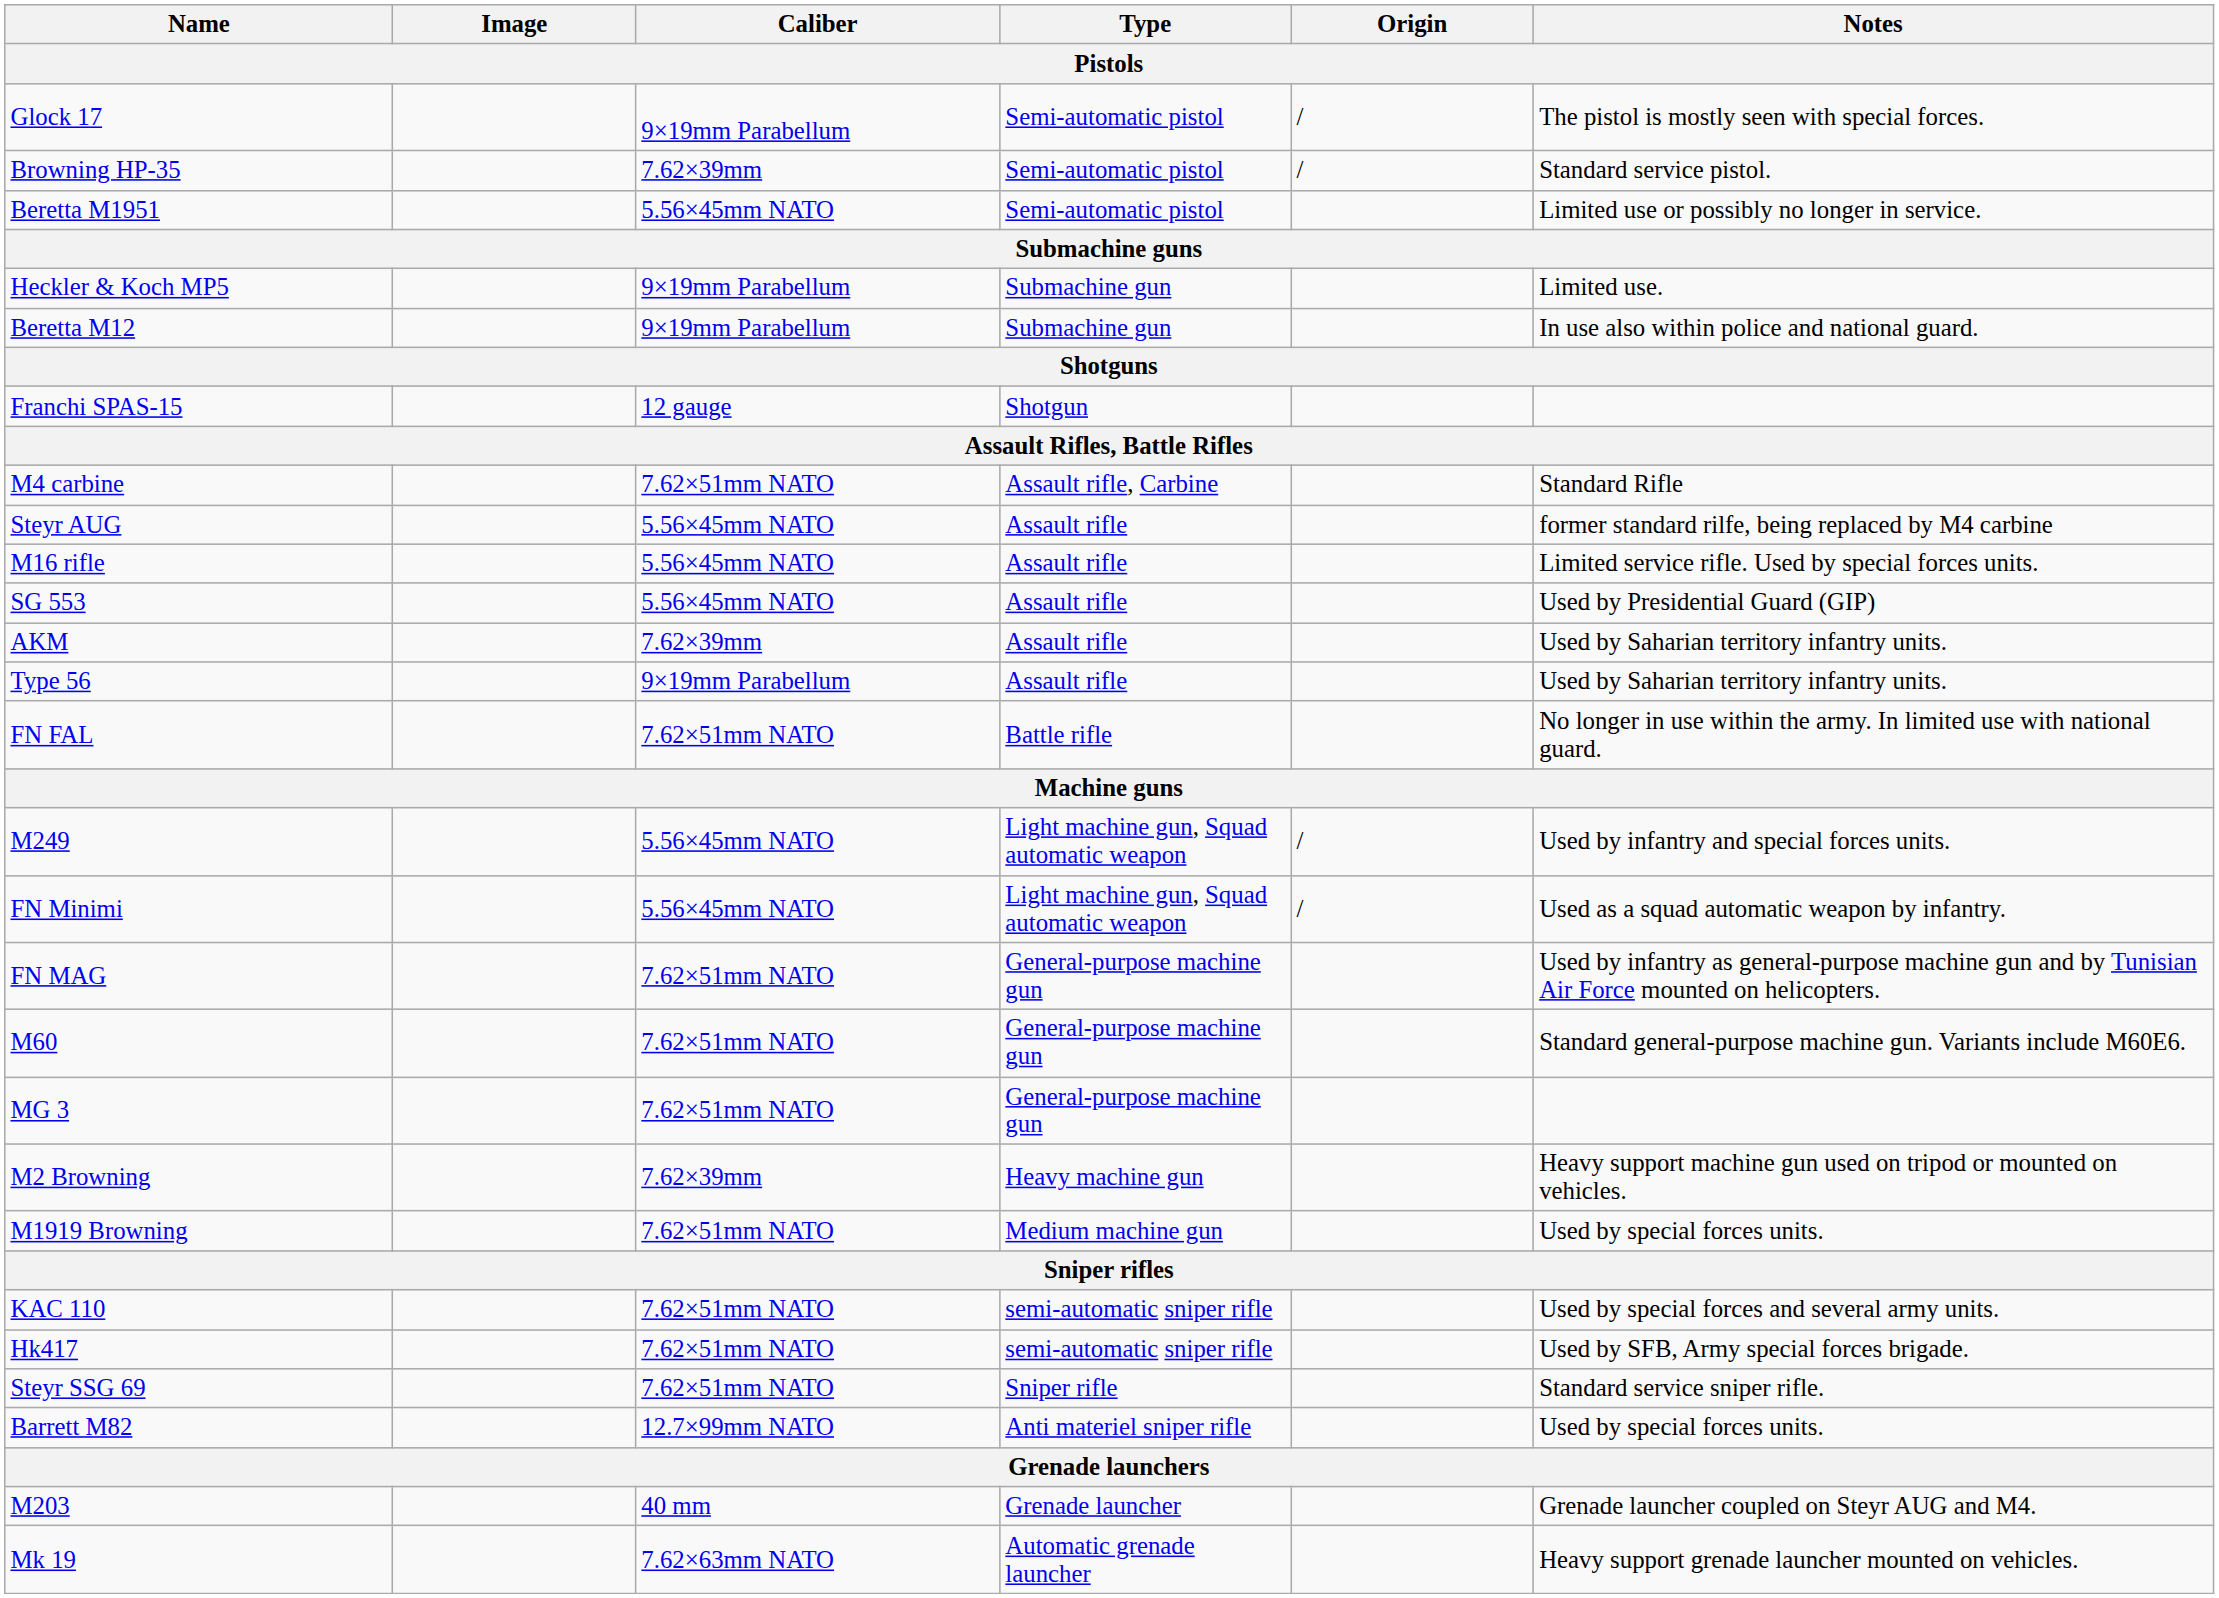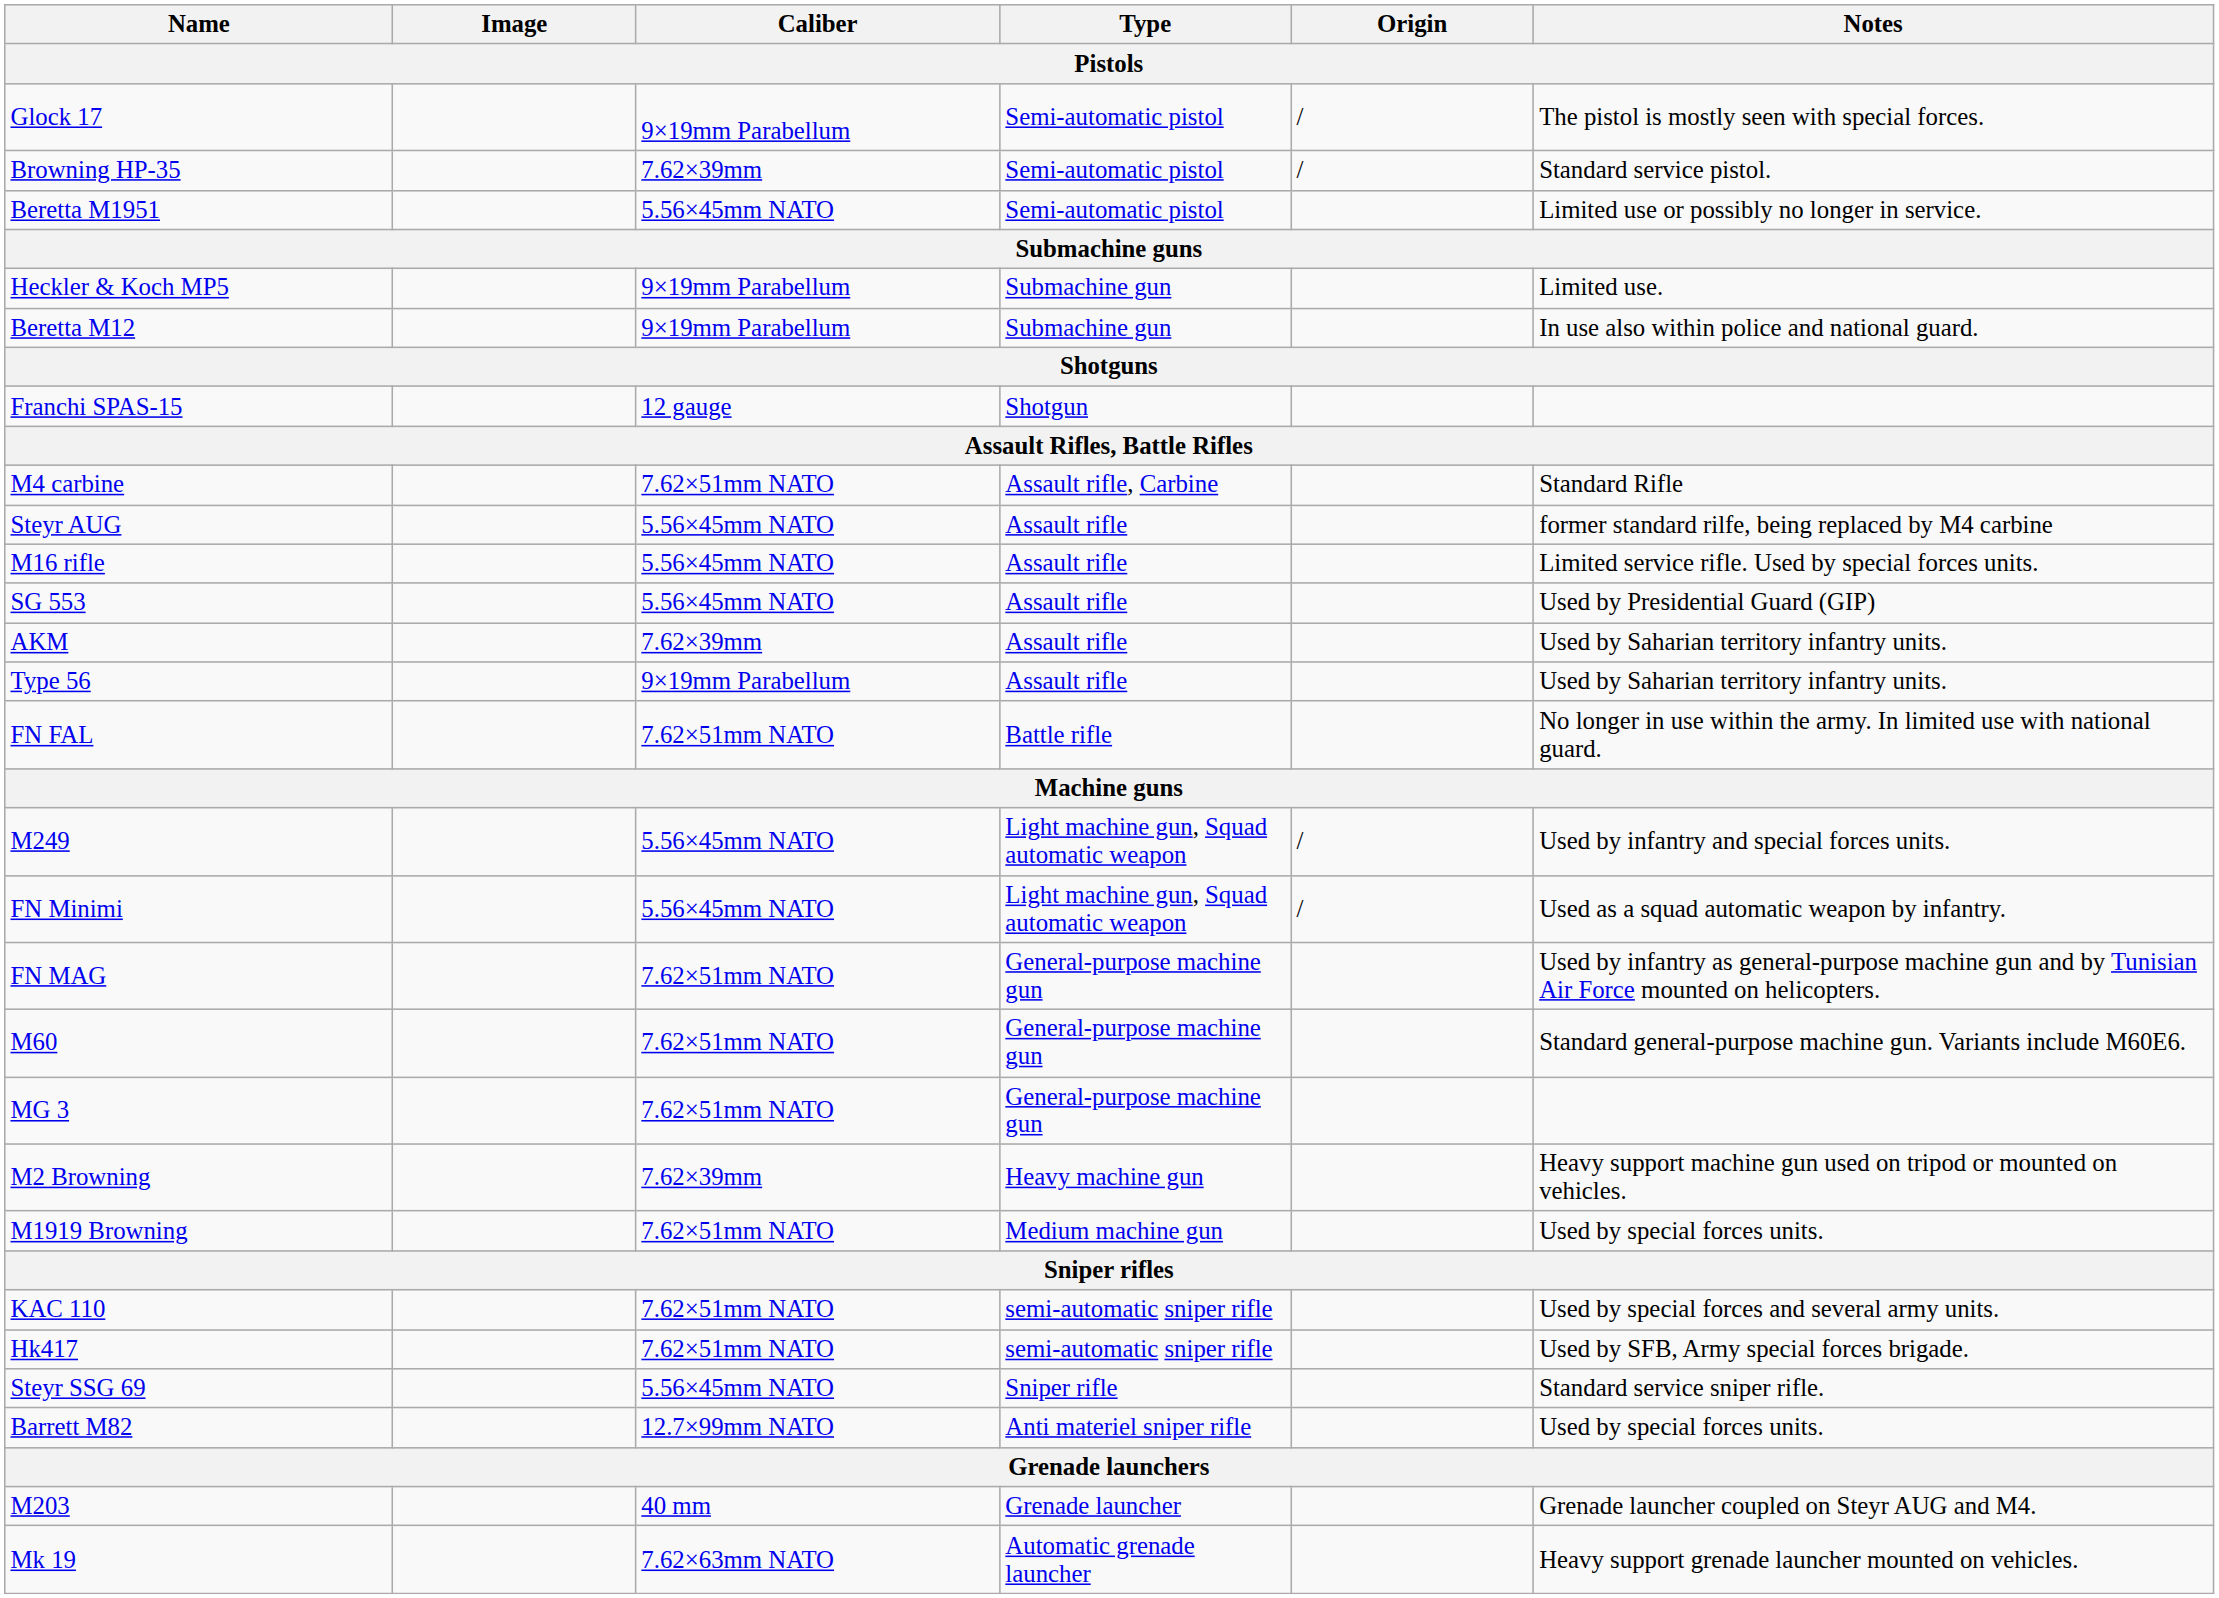(738, 1387) 7.62×51mm NATO -> (738, 1387) 5.56×45mm NATO
